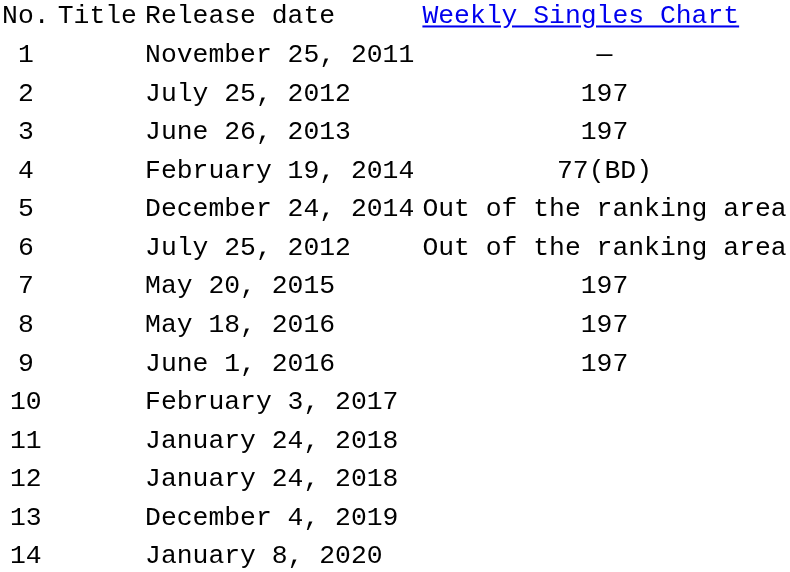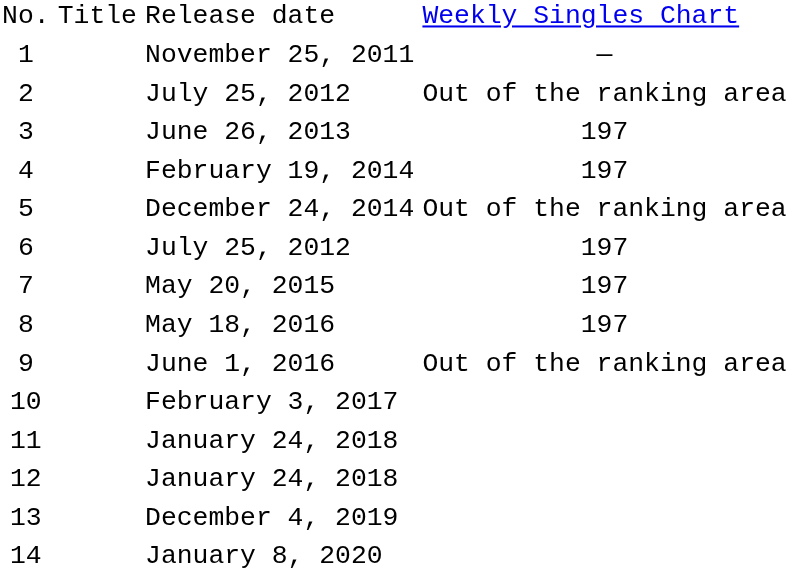(605, 93) 197 -> (605, 93) Out of the ranking area
(605, 171) 77(BD) -> (605, 171) 197
(605, 248) Out of the ranking area -> (605, 248) 197
(605, 363) 197 -> (605, 363) Out of the ranking area
